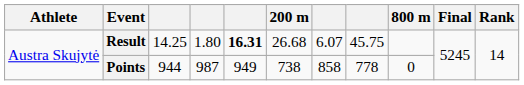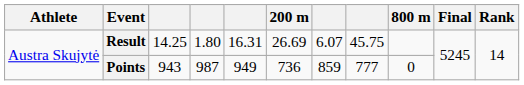(245, 42) bold -> (245, 42) normal
(289, 42) 26.68 -> (289, 42) 26.69
(170, 67) 944 -> (170, 67) 943
(289, 67) 738 -> (289, 67) 736
(329, 67) 858 -> (329, 67) 859
(367, 67) 778 -> (367, 67) 777
